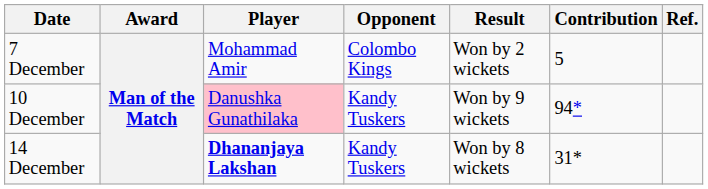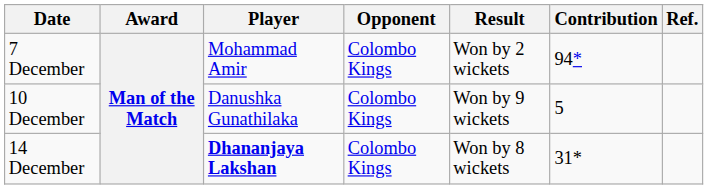(559, 58) 5 -> (568, 58) 94*
(253, 108) pink background -> (253, 108) no background
(376, 108) Kandy Tuskers -> (382, 108) Colombo Kings
(568, 108) 94* -> (559, 108) 5
(376, 158) Kandy Tuskers -> (382, 158) Colombo Kings
